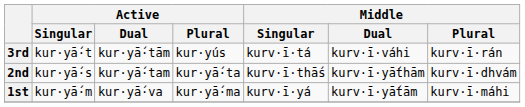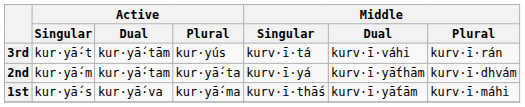(63, 73) kur·yā́·s -> (63, 73) kur·yā́·m
(286, 73) kurv·ī·thā́s -> (279, 73) kurv·ī·yá
(63, 92) kur·yā́·m -> (63, 92) kur·yā́·s
(279, 92) kurv·ī·yá -> (286, 92) kurv·ī·thā́s
